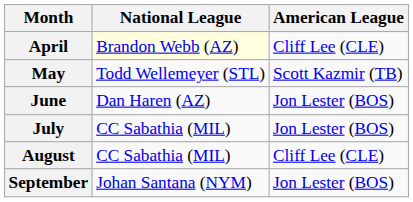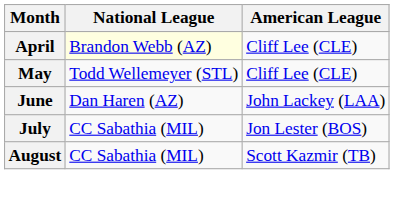(338, 73) Scott Kazmir (TB) -> (302, 73) Cliff Lee (CLE)
(333, 100) Jon Lester (BOS) -> (316, 100) John Lackey (LAA)
(329, 155) Cliff Lee (CLE) -> (311, 155) Scott Kazmir (TB)
- row: (48, 182)
